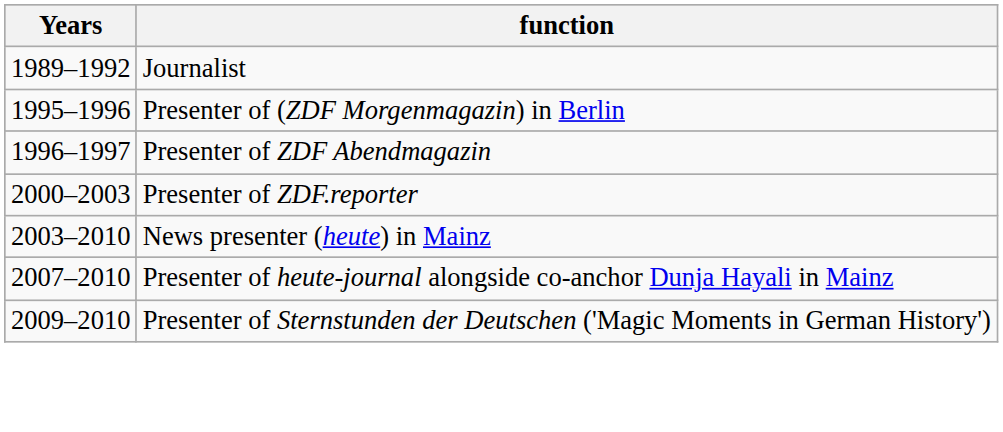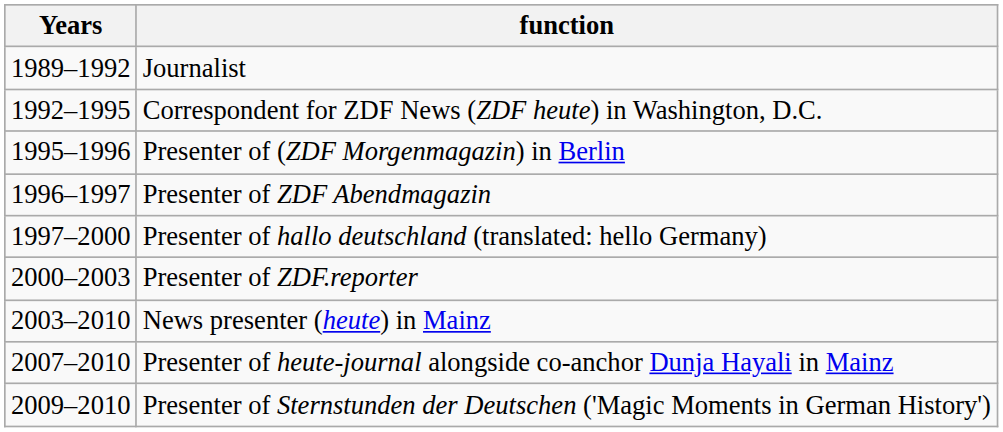+ row: (483, 109)
+ row: (455, 236)
